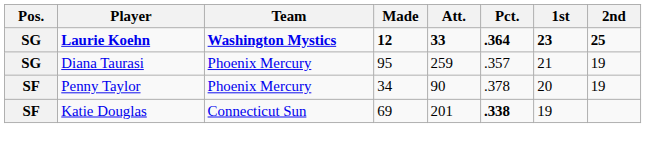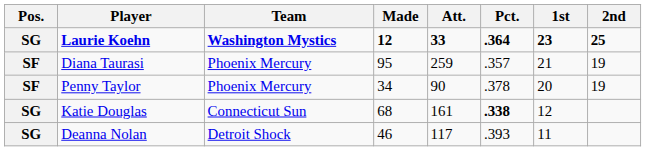(31, 63) SG -> (31, 63) SF
(31, 110) SF -> (31, 110) SG
(385, 110) 69 -> (385, 110) 68
(442, 110) 201 -> (442, 110) 161
(545, 110) 19 -> (545, 110) 12
+ row: (104, 134)
